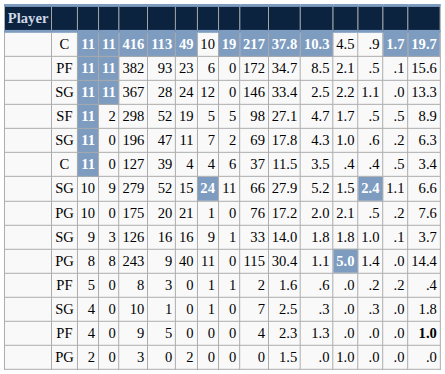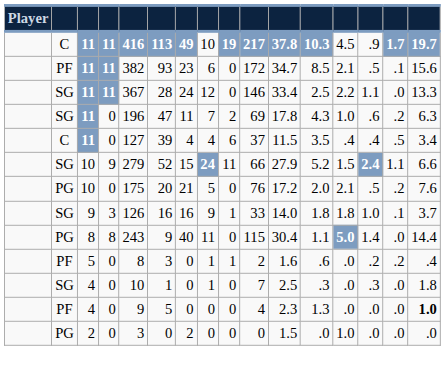- row: (64, 116)
(211, 213) 1 -> (211, 188) 5
